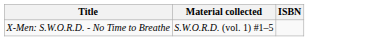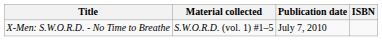+ column: (313, 12)
